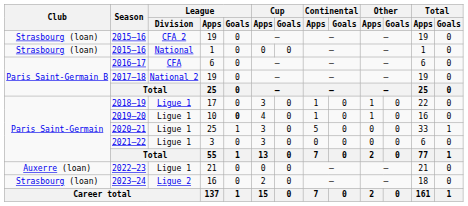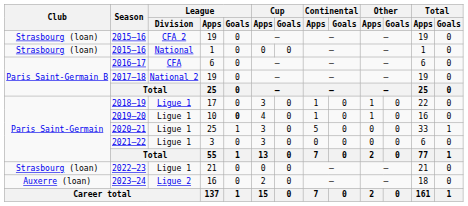(57, 169) Auxerre (loan) -> (57, 169) Strasbourg (loan)
(57, 182) Strasbourg (loan) -> (57, 182) Auxerre (loan)
